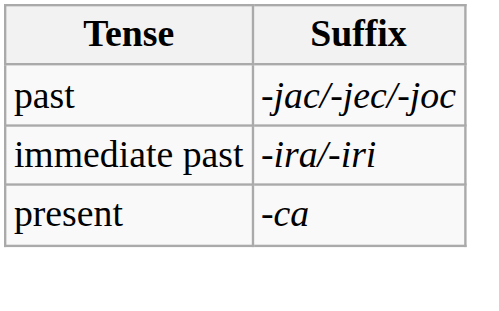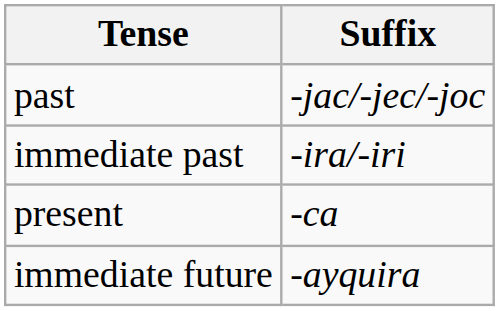+ row: (143, 273)
